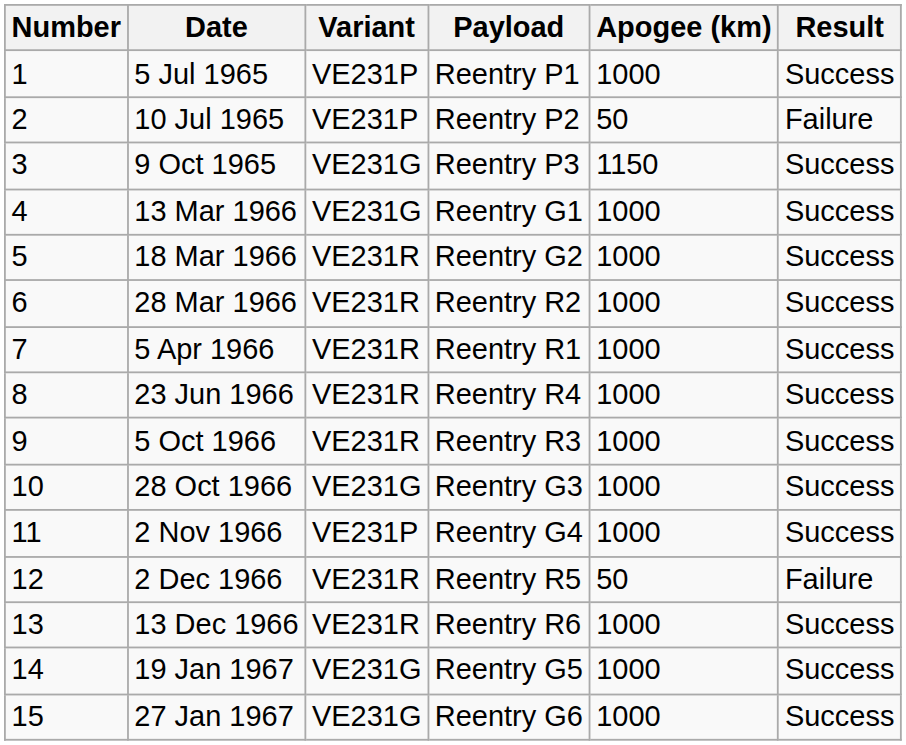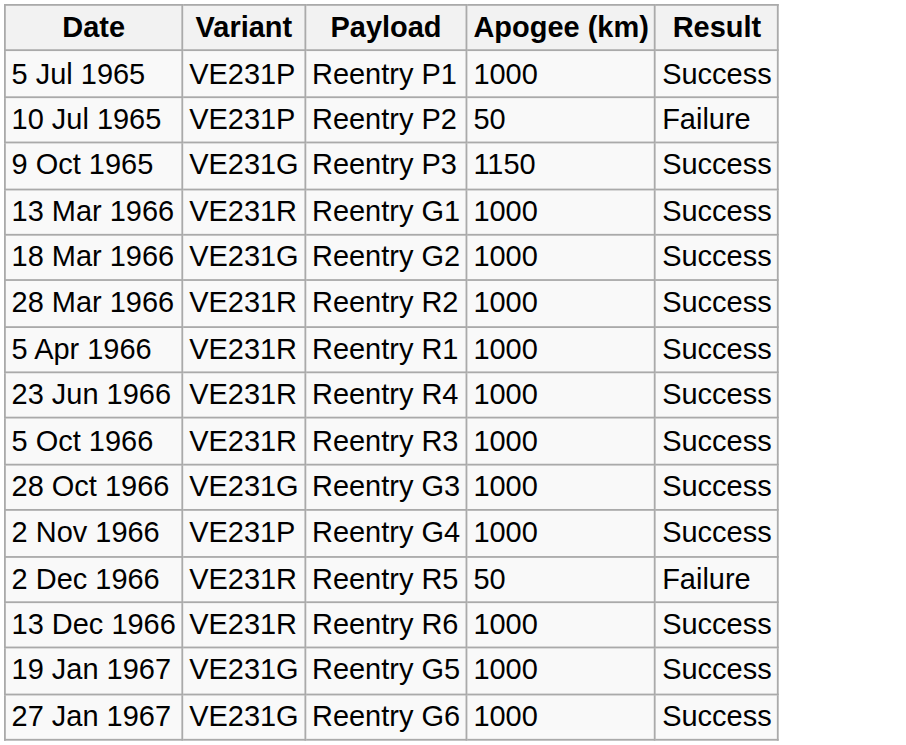- column: (66, 27)
(367, 211) VE231G -> (243, 211) VE231R
(366, 257) VE231R -> (244, 257) VE231G
